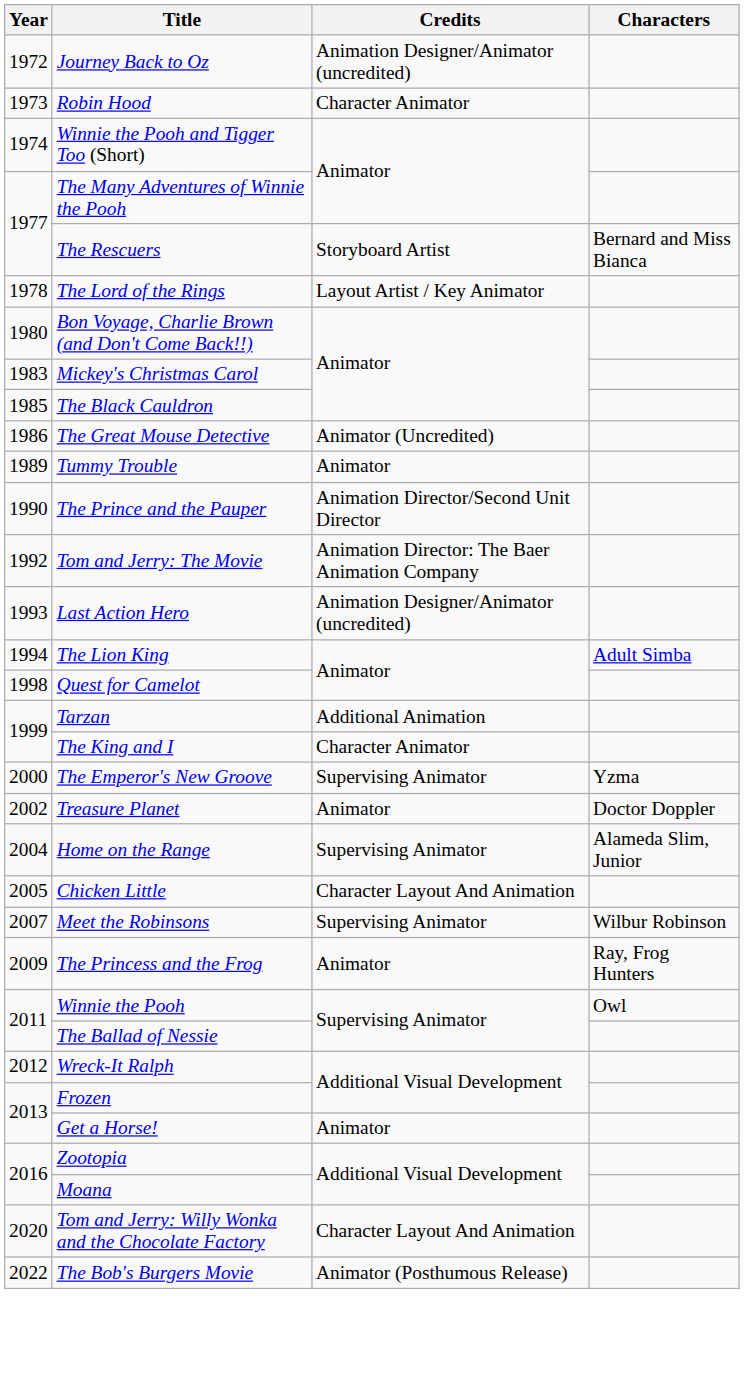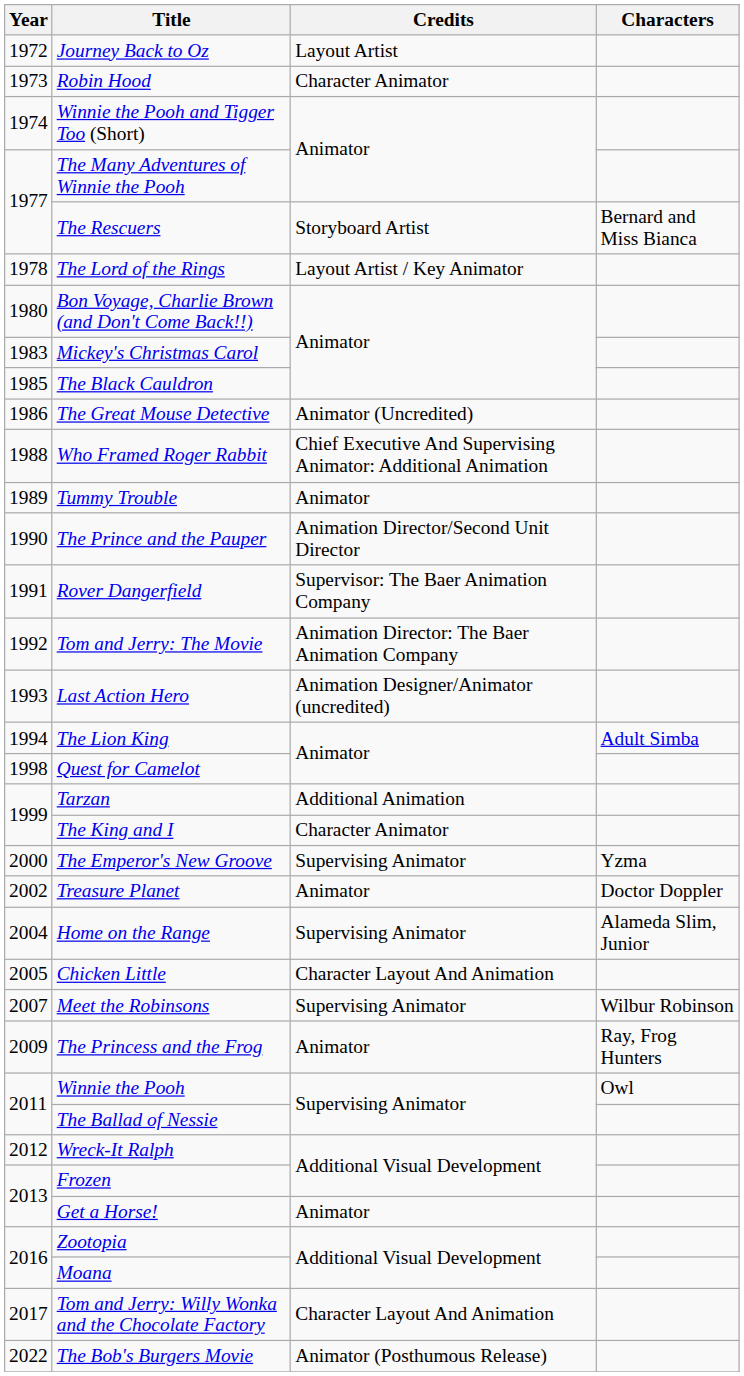(435, 61) Animation Designer/Animator (uncredited) -> (347, 50) Layout Artist
+ row: (162, 455)
+ row: (129, 591)
(28, 1231) 2020 -> (28, 1314) 2017
